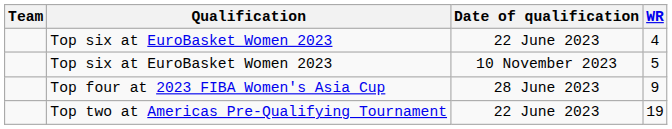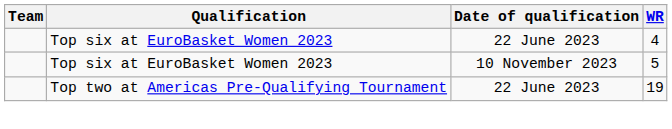- row: (655, 88)
